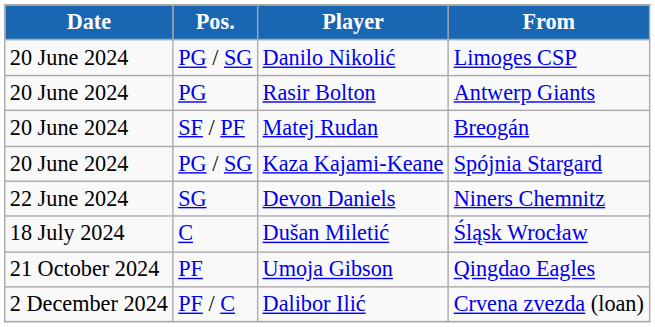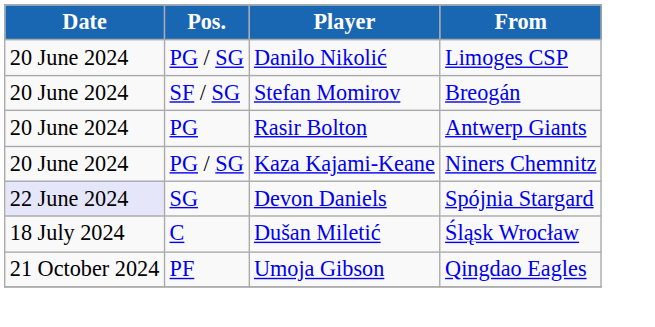+ row: (327, 92)
- row: (320, 127)
(528, 163) Spójnia Stargard -> (521, 163) Niners Chemnitz
(69, 198) no background -> (69, 198) lavender background
(529, 198) Niners Chemnitz -> (519, 198) Spójnia Stargard
- row: (314, 304)
